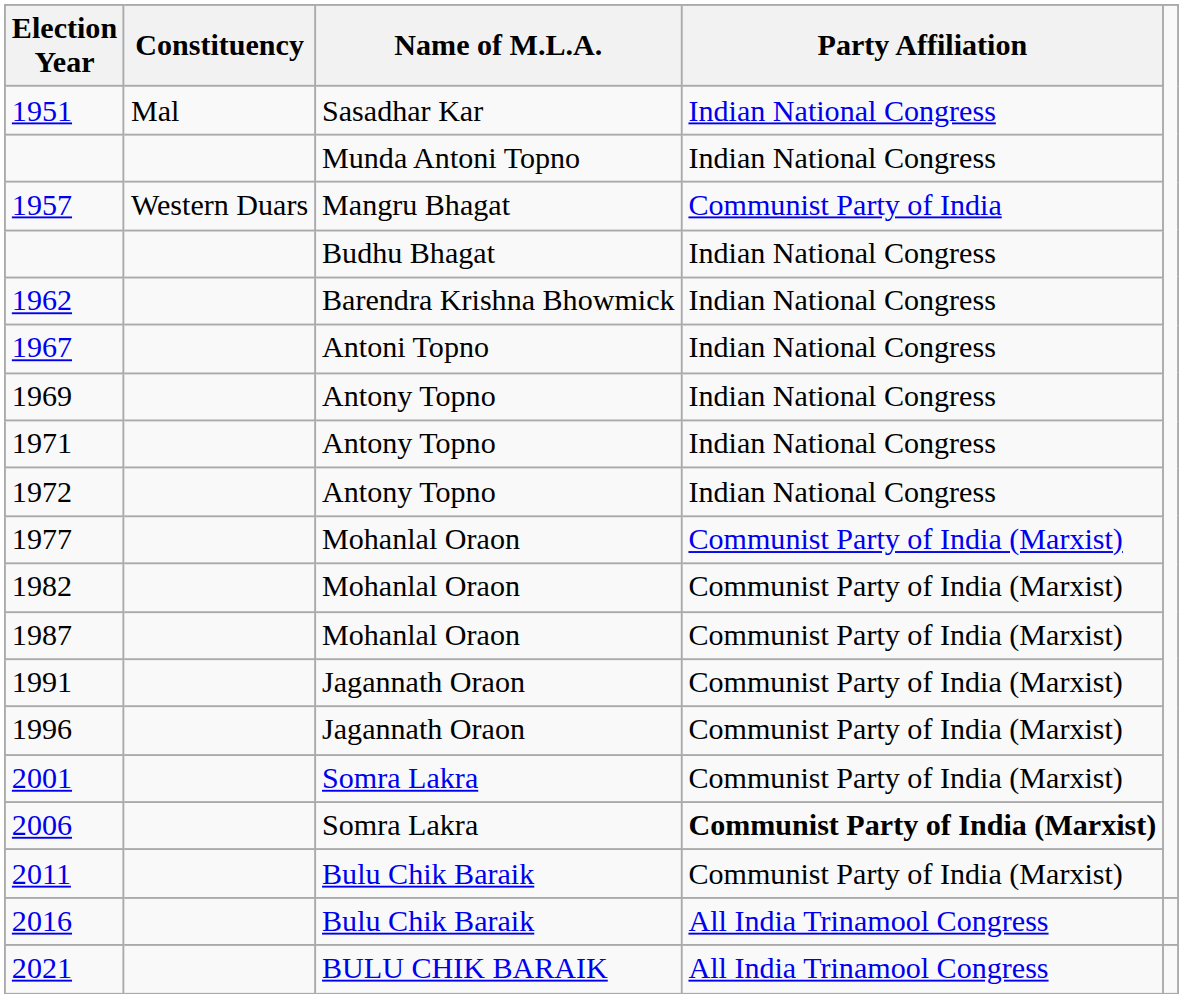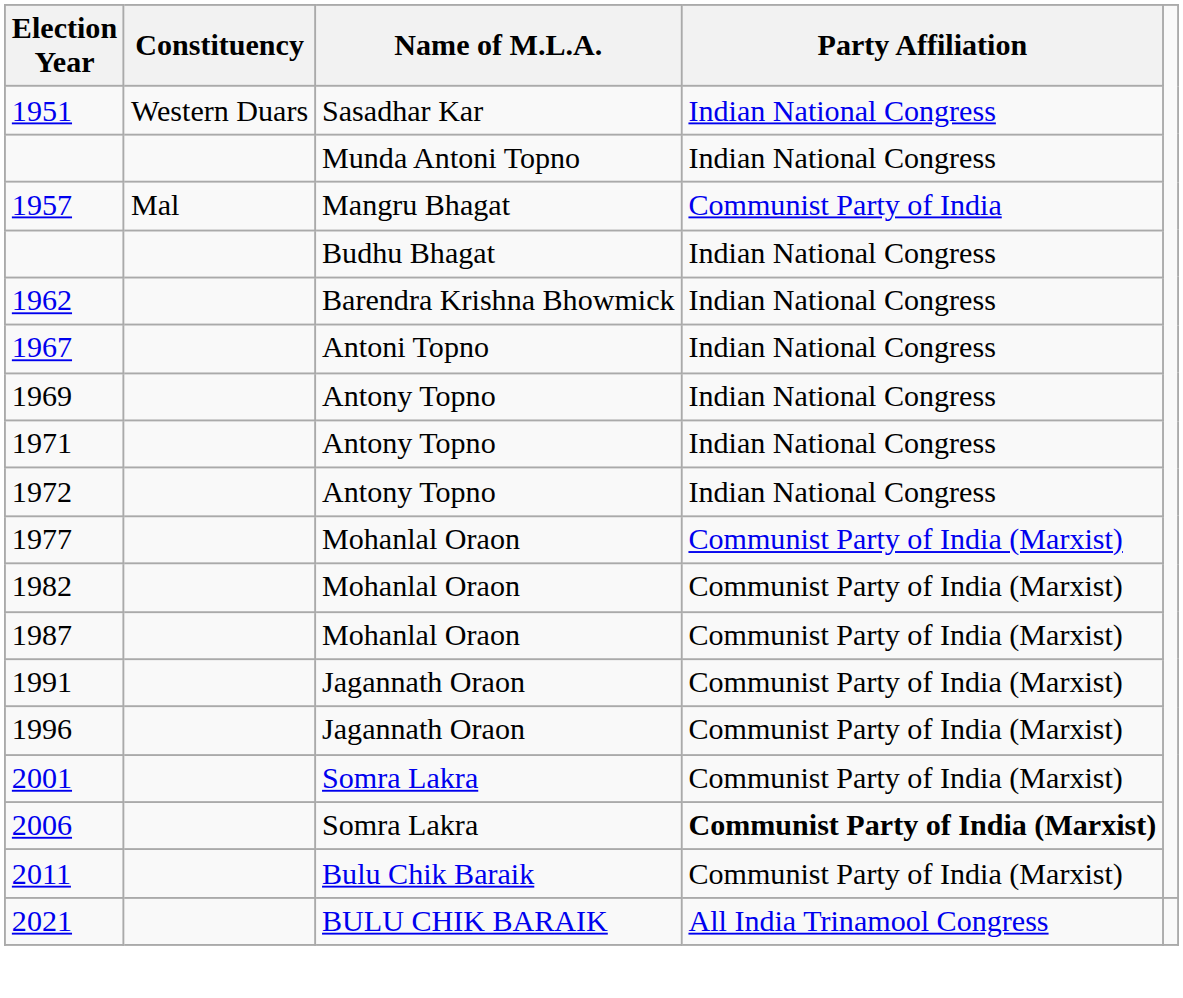(155, 109) Mal -> (220, 109) Western Duars
(220, 205) Western Duars -> (155, 205) Mal
- row: (42, 920)
